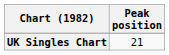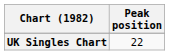(137, 42) 21 -> (137, 42) 22
